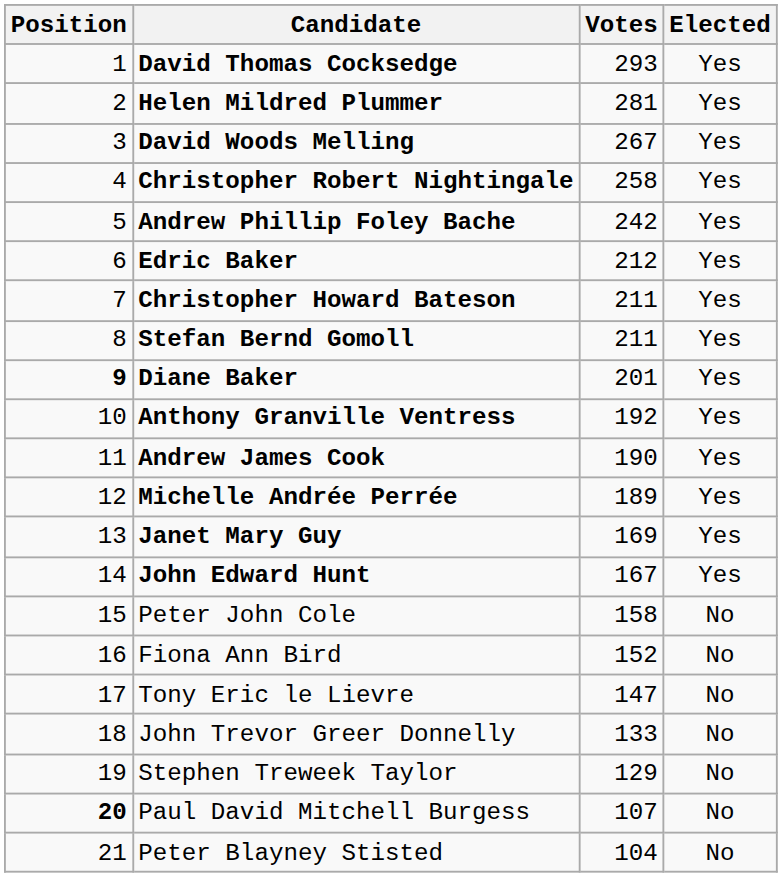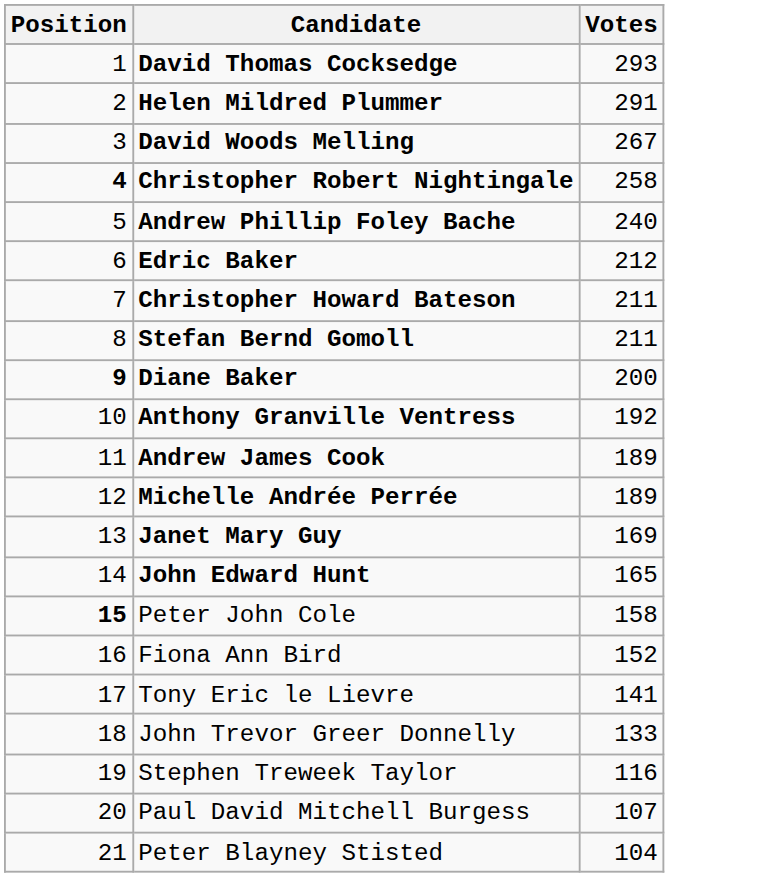- column: (720, 25)
(636, 103) 281 -> (636, 103) 291
(120, 182) normal -> (120, 182) bold
(636, 222) 242 -> (636, 222) 240
(636, 379) 201 -> (636, 379) 200
(636, 458) 190 -> (636, 458) 189
(636, 576) 167 -> (636, 576) 165
(112, 616) normal -> (112, 616) bold
(636, 695) 147 -> (636, 695) 141
(636, 773) 129 -> (636, 773) 116
(112, 813) bold -> (112, 813) normal
